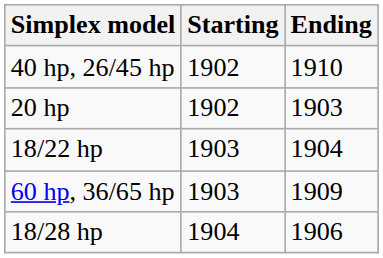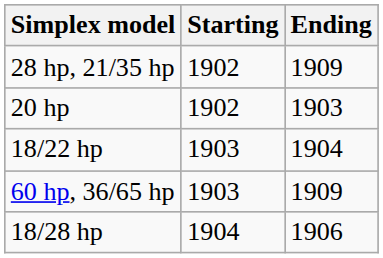- row: (93, 66)
+ row: (93, 66)
